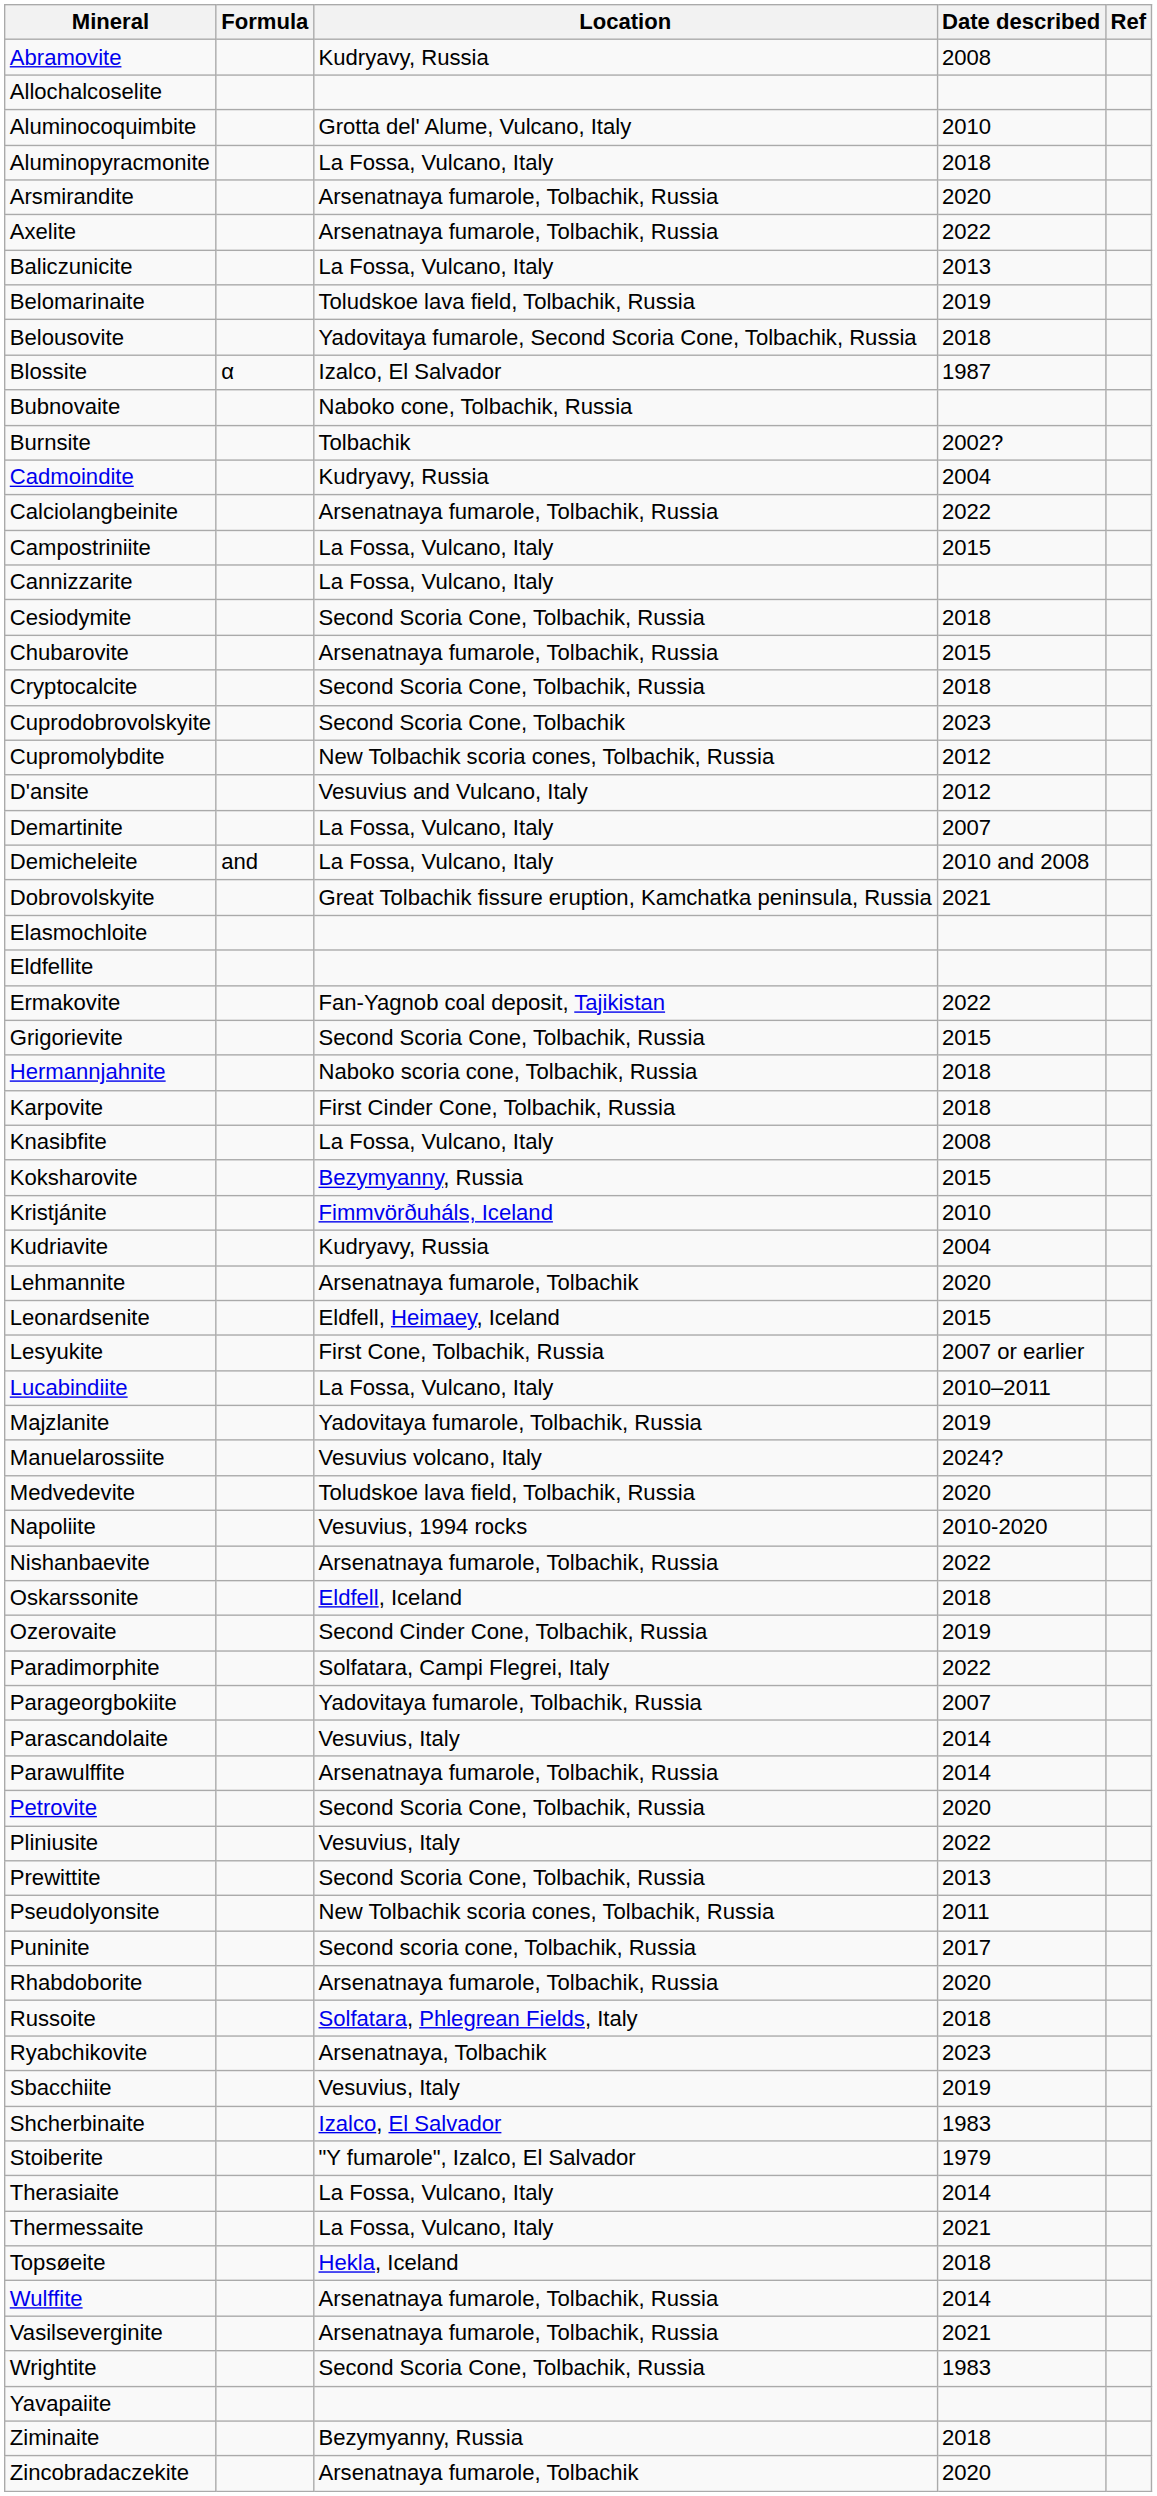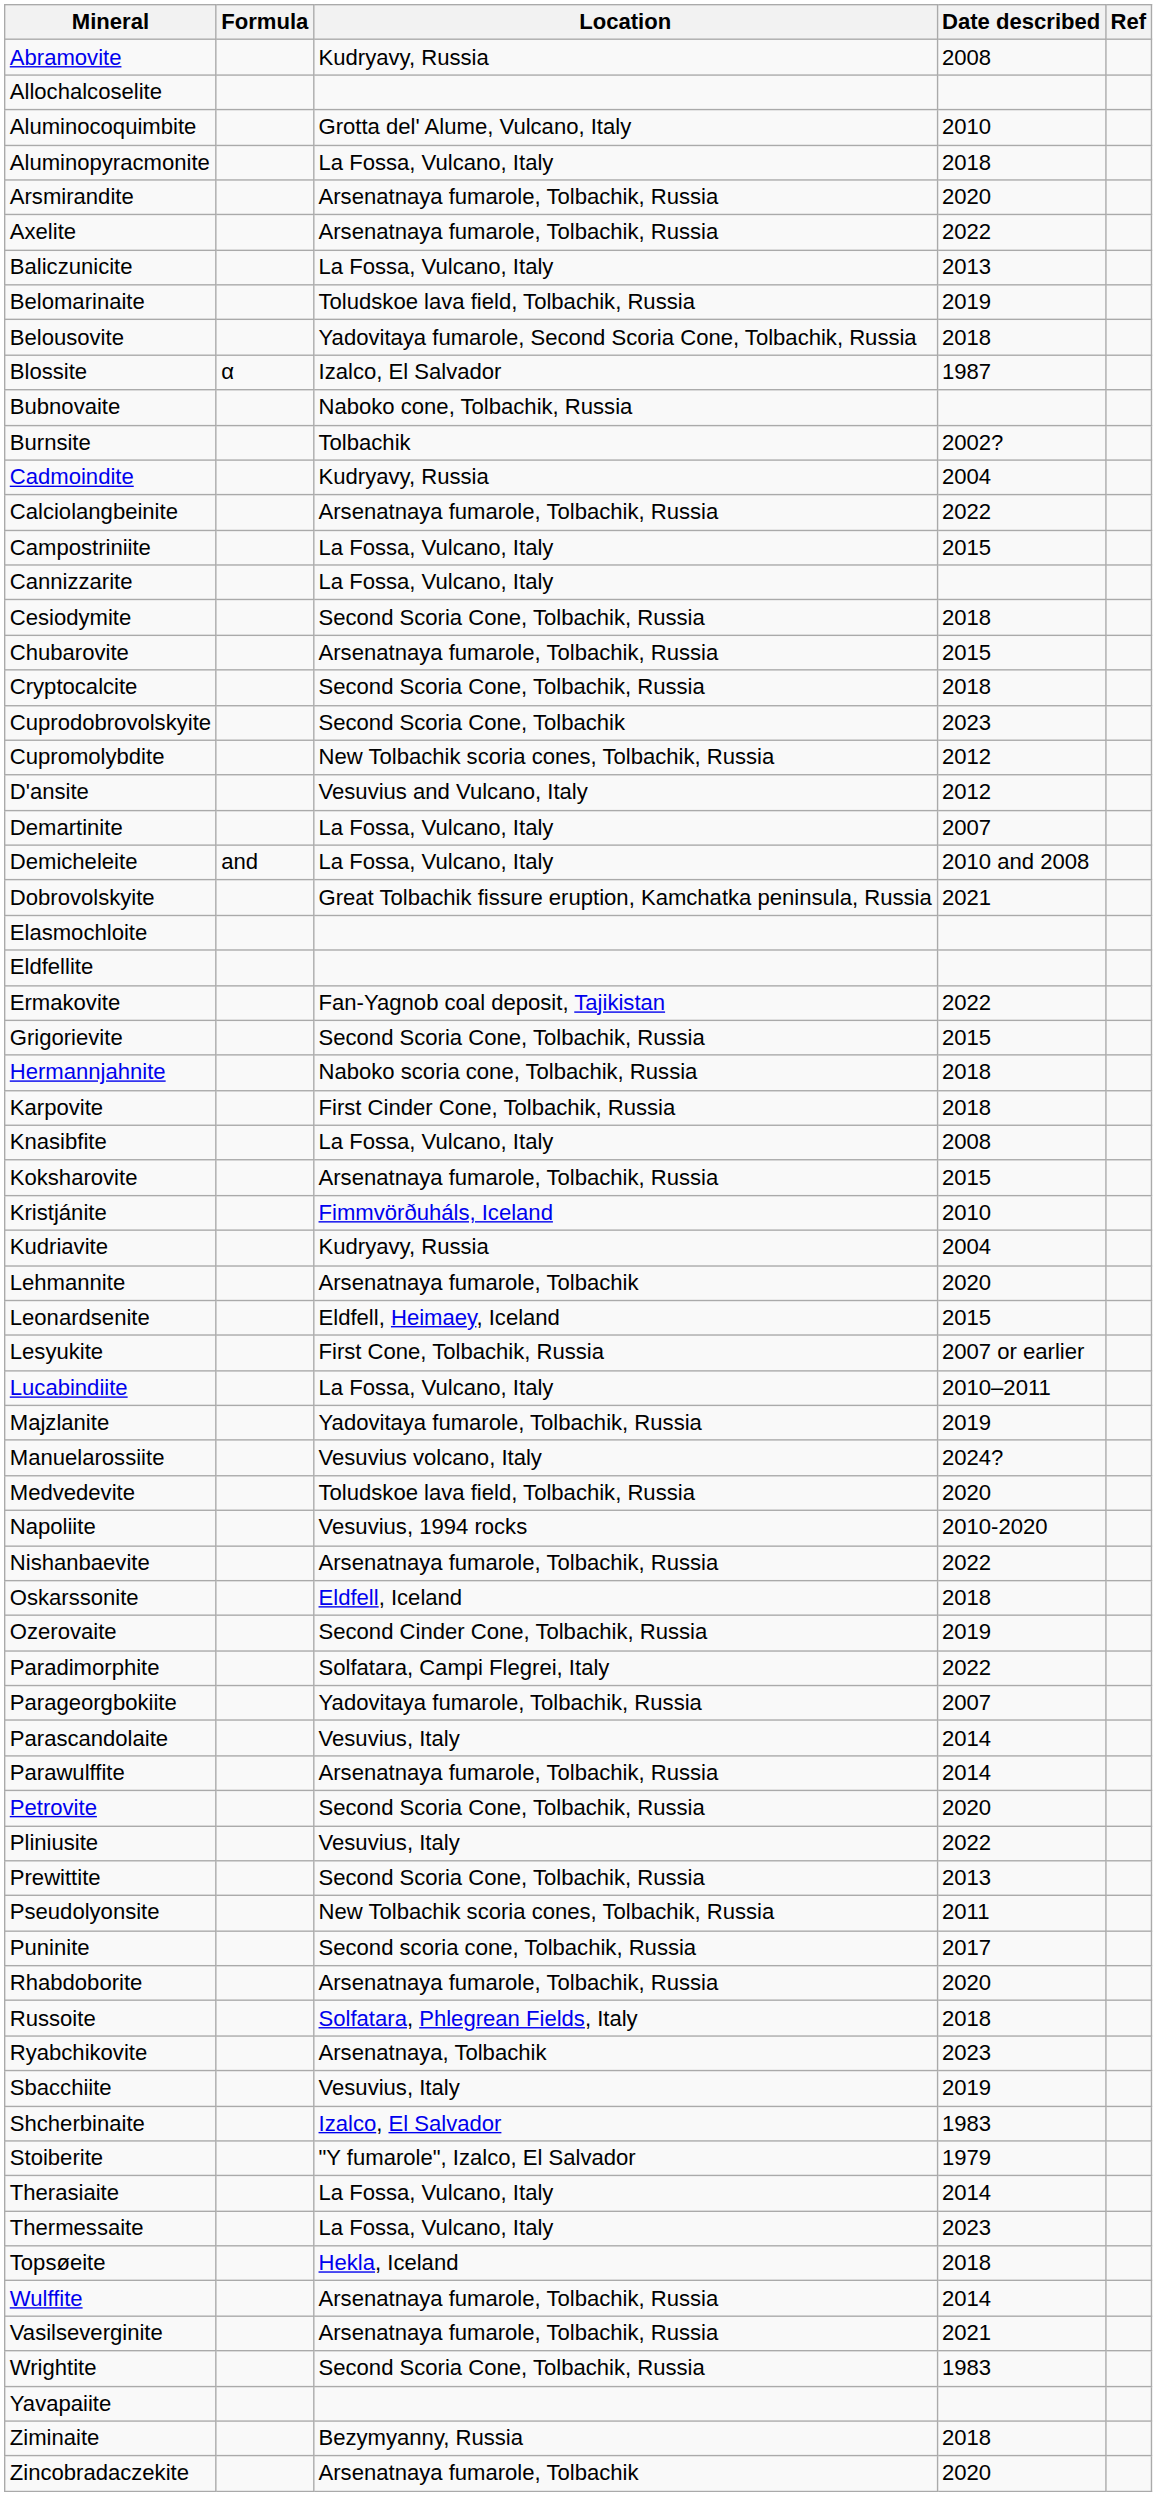(421, 1177) Bezymyanny, Russia -> (518, 1177) Arsenatnaya fumarole, Tolbachik, Russia
(967, 2228) 2021 -> (967, 2228) 2023
